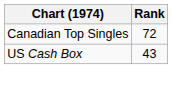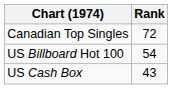+ row: (66, 53)
